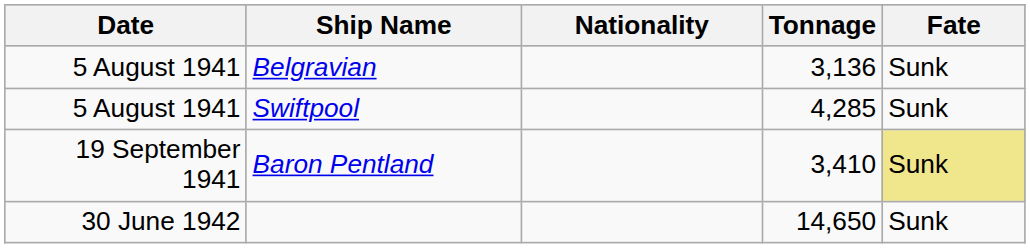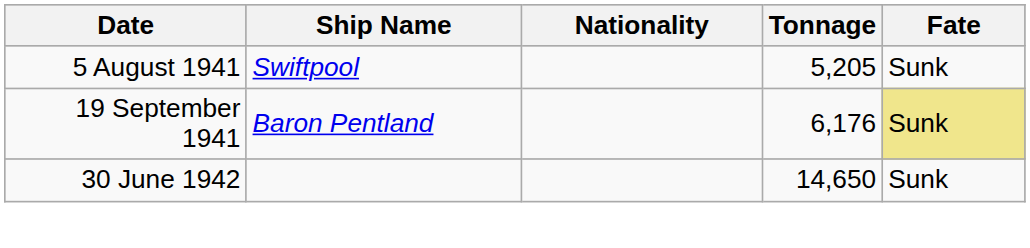- row: (315, 66)
(843, 108) 4,285 -> (843, 66) 5,205
(843, 164) 3,410 -> (843, 123) 6,176
